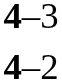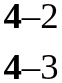rows swapped: (31, 66) <-> (31, 16)
